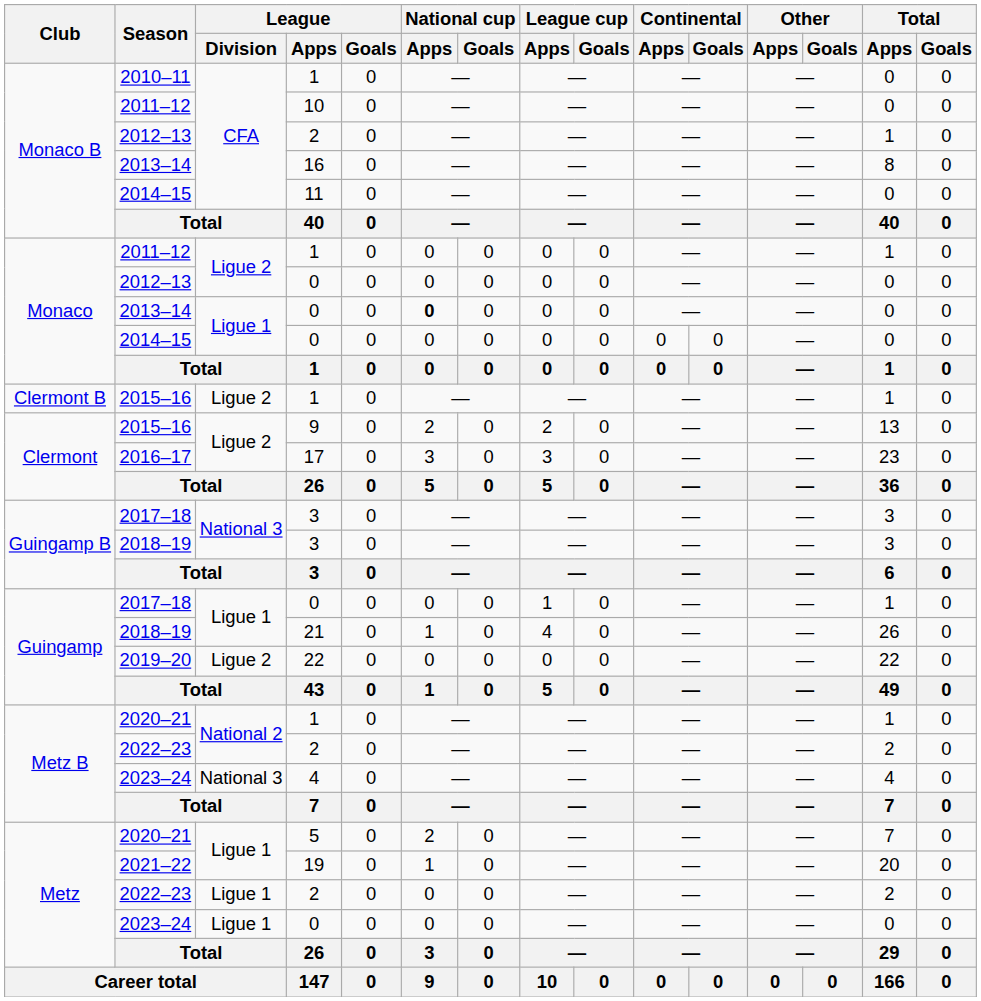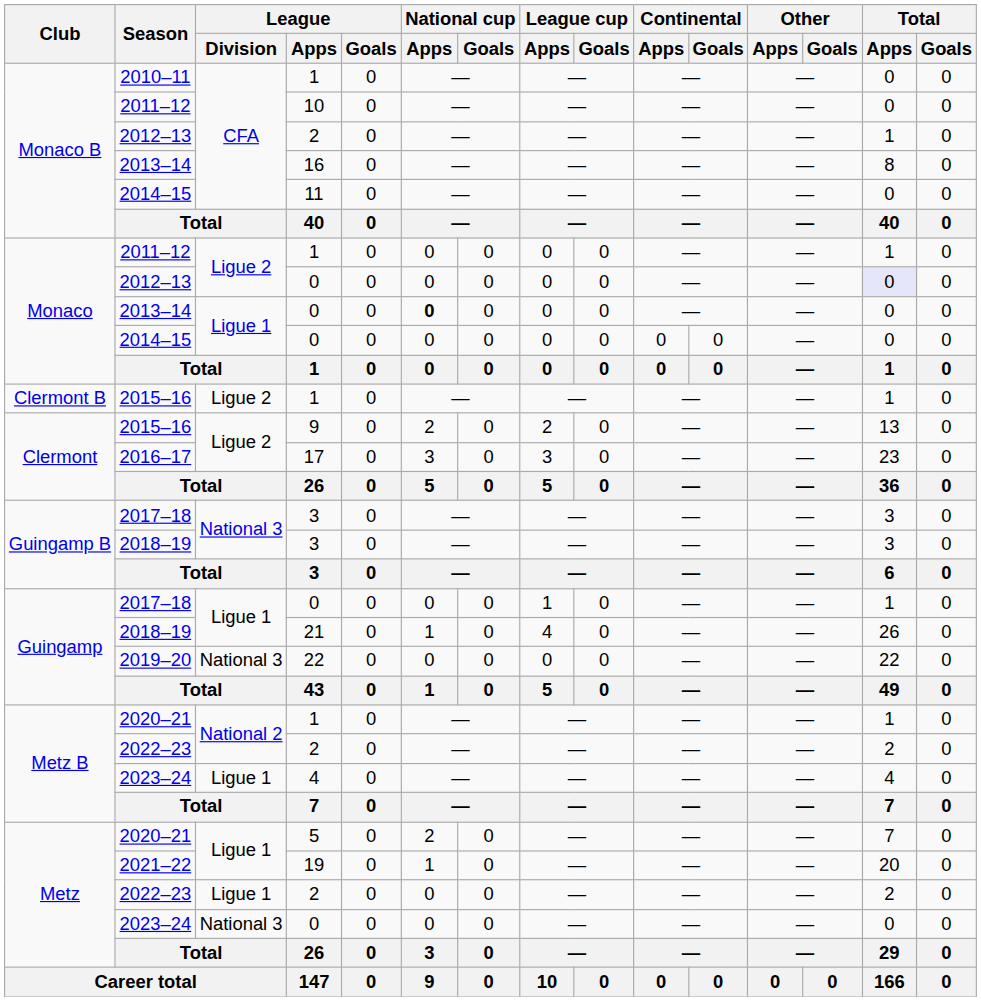(889, 281) no background -> (889, 281) lavender background
(241, 661) Ligue 2 -> (241, 661) National 3
(241, 777) National 3 -> (241, 777) Ligue 1
(241, 923) Ligue 1 -> (241, 923) National 3
